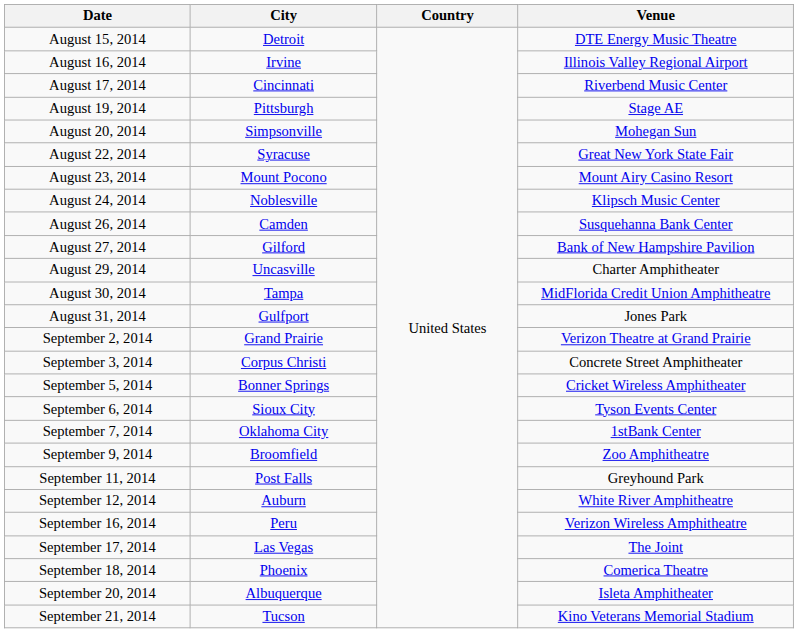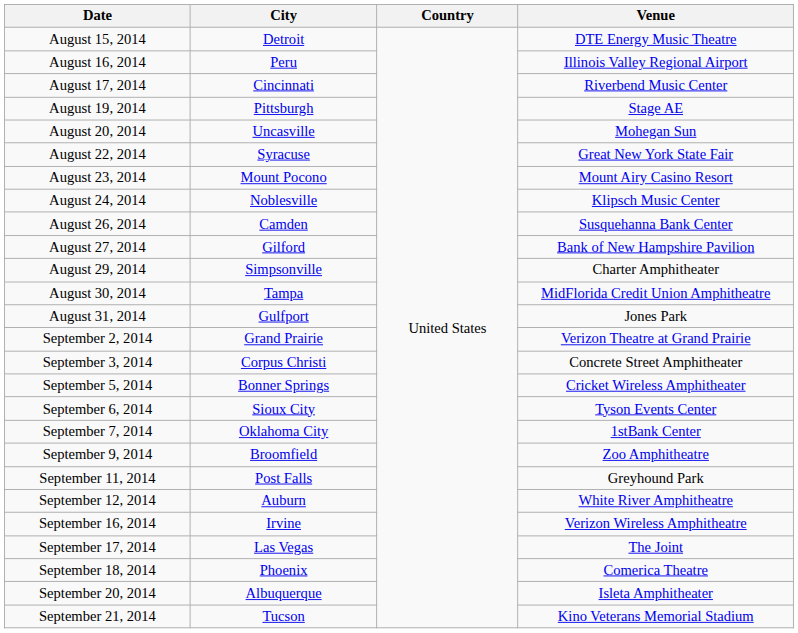(284, 62) Irvine -> (284, 62) Peru
(284, 131) Simpsonville -> (284, 131) Uncasville
(284, 270) Uncasville -> (284, 270) Simpsonville
(284, 524) Peru -> (284, 524) Irvine
